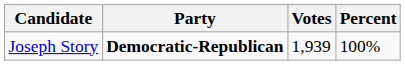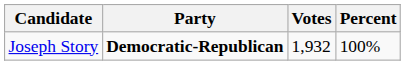(311, 45) 1,939 -> (311, 45) 1,932
